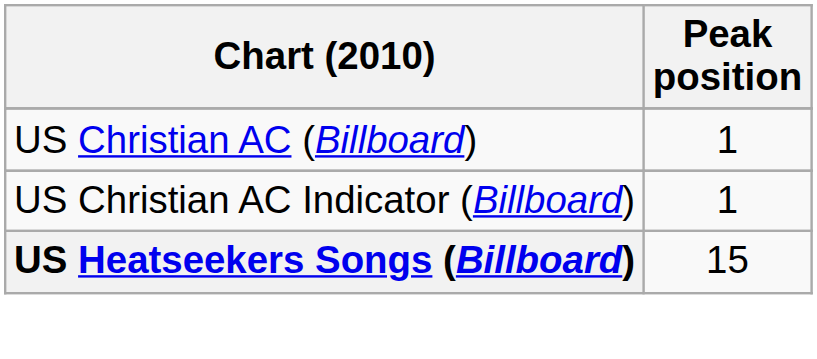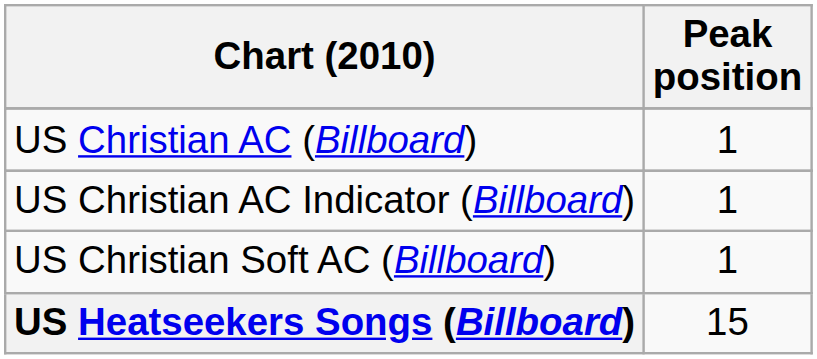+ row: (285, 260)
